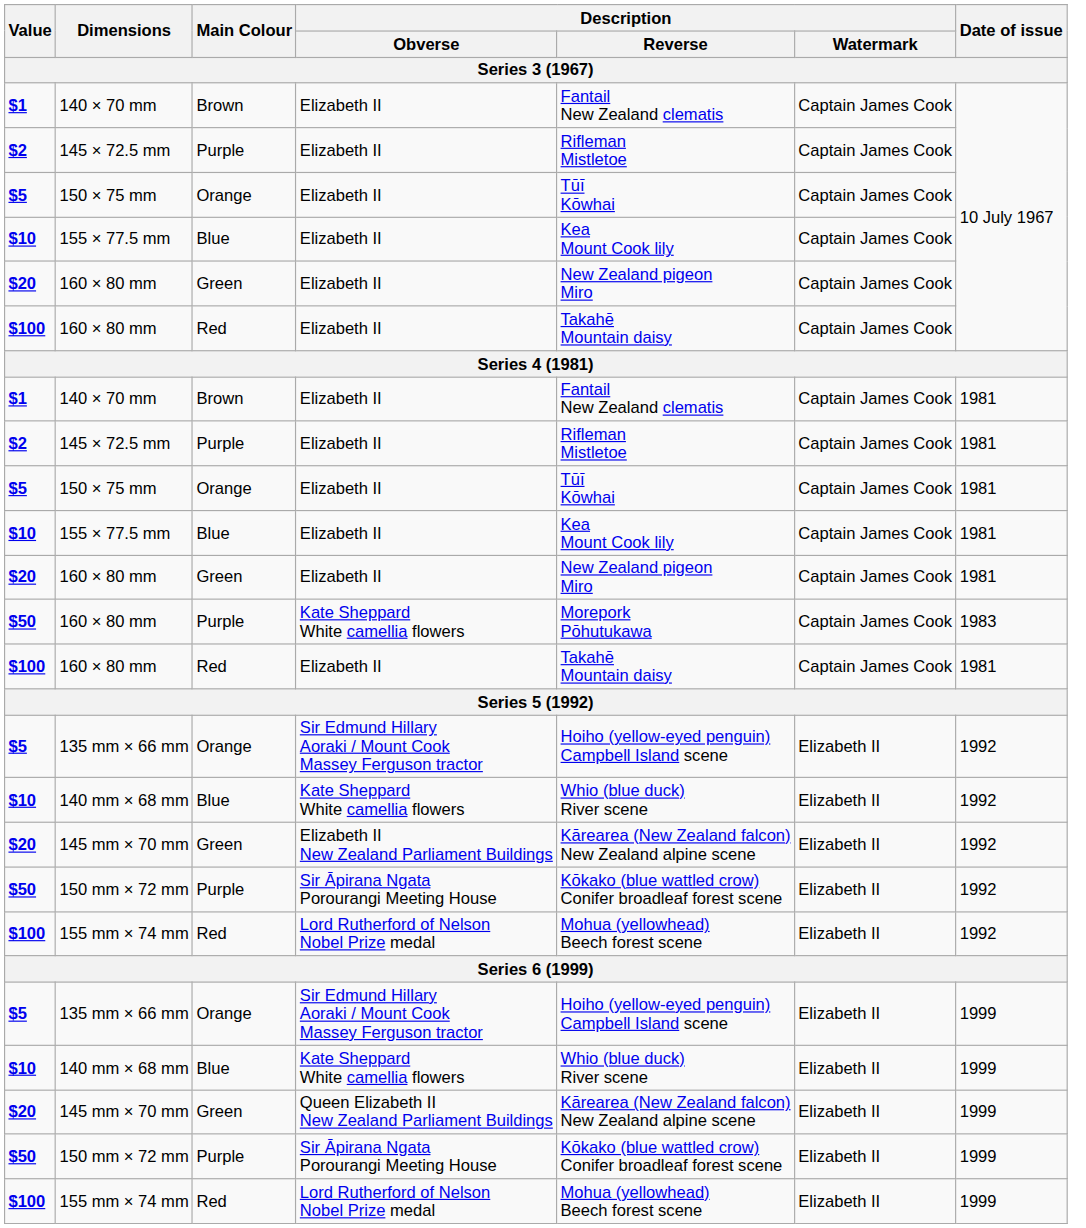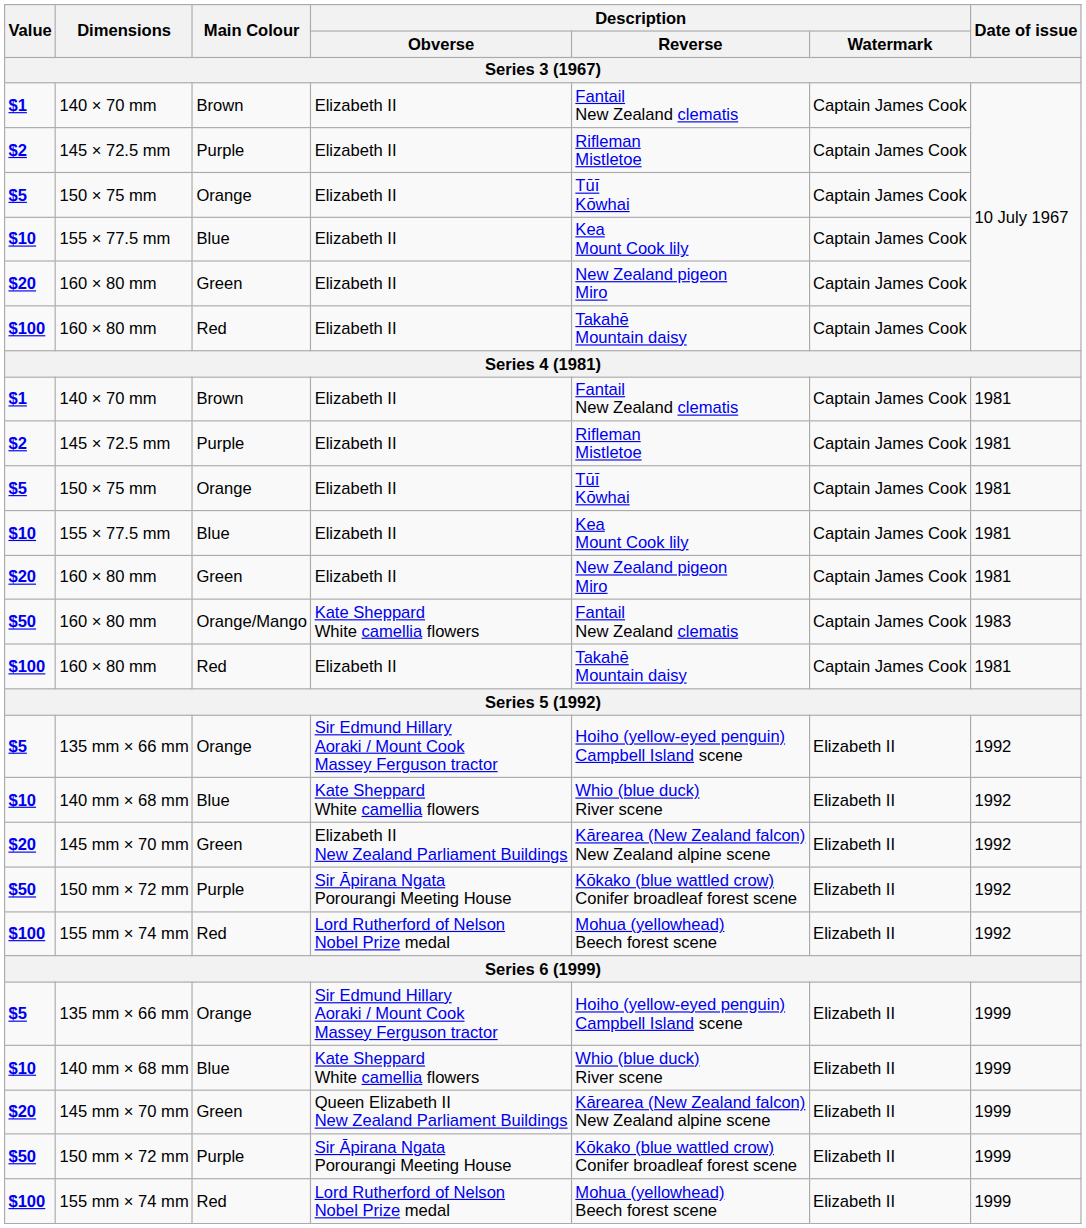(220, 622) Purple -> (252, 622) Orange/Mango
(606, 622) Morepork Pōhutukawa -> (657, 622) Fantail New Zealand clematis
